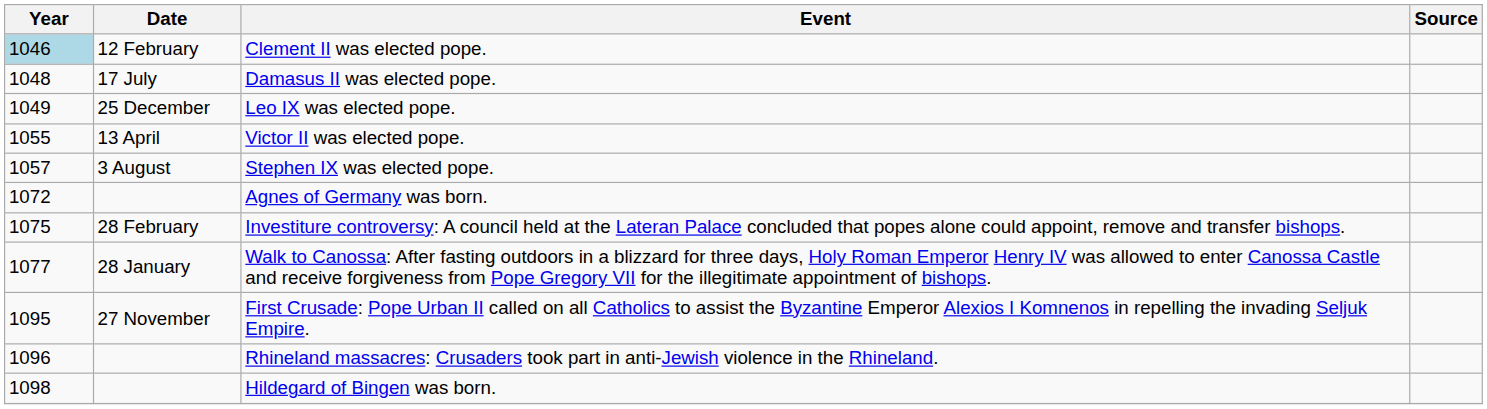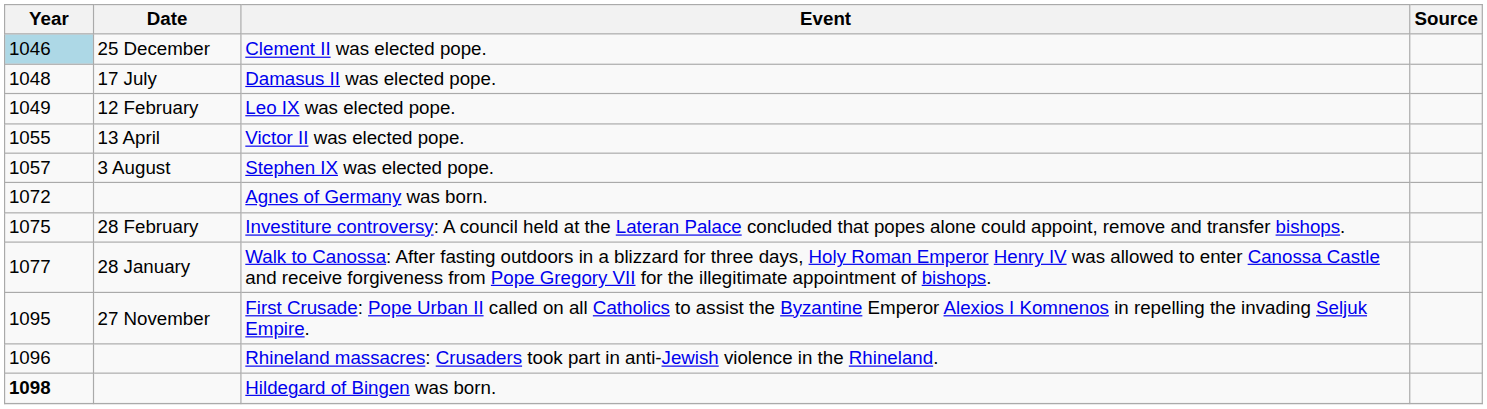(148, 49) 12 February -> (154, 49) 25 December
(154, 108) 25 December -> (148, 108) 12 February
(30, 388) normal -> (30, 388) bold
